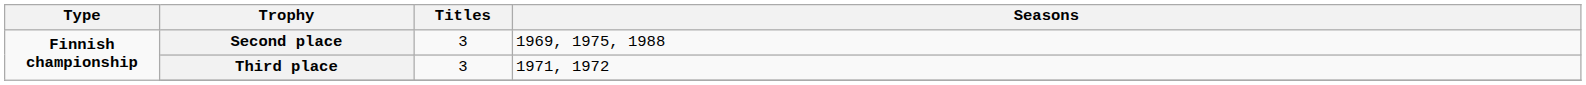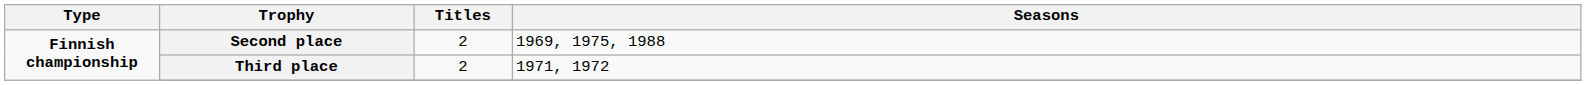(463, 43) 3 -> (463, 43) 2
(463, 68) 3 -> (463, 68) 2
